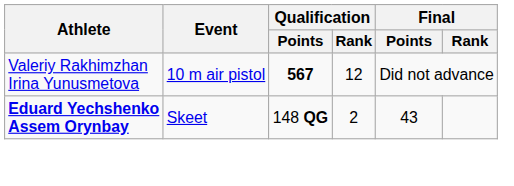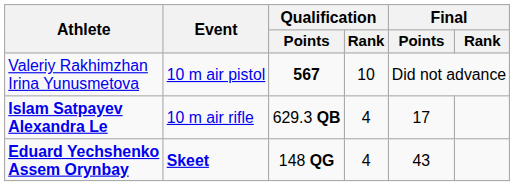(354, 75) 12 -> (366, 75) 10
+ row: (65, 118)
(187, 118) normal -> (188, 160) bold
(354, 118) 2 -> (366, 160) 4
